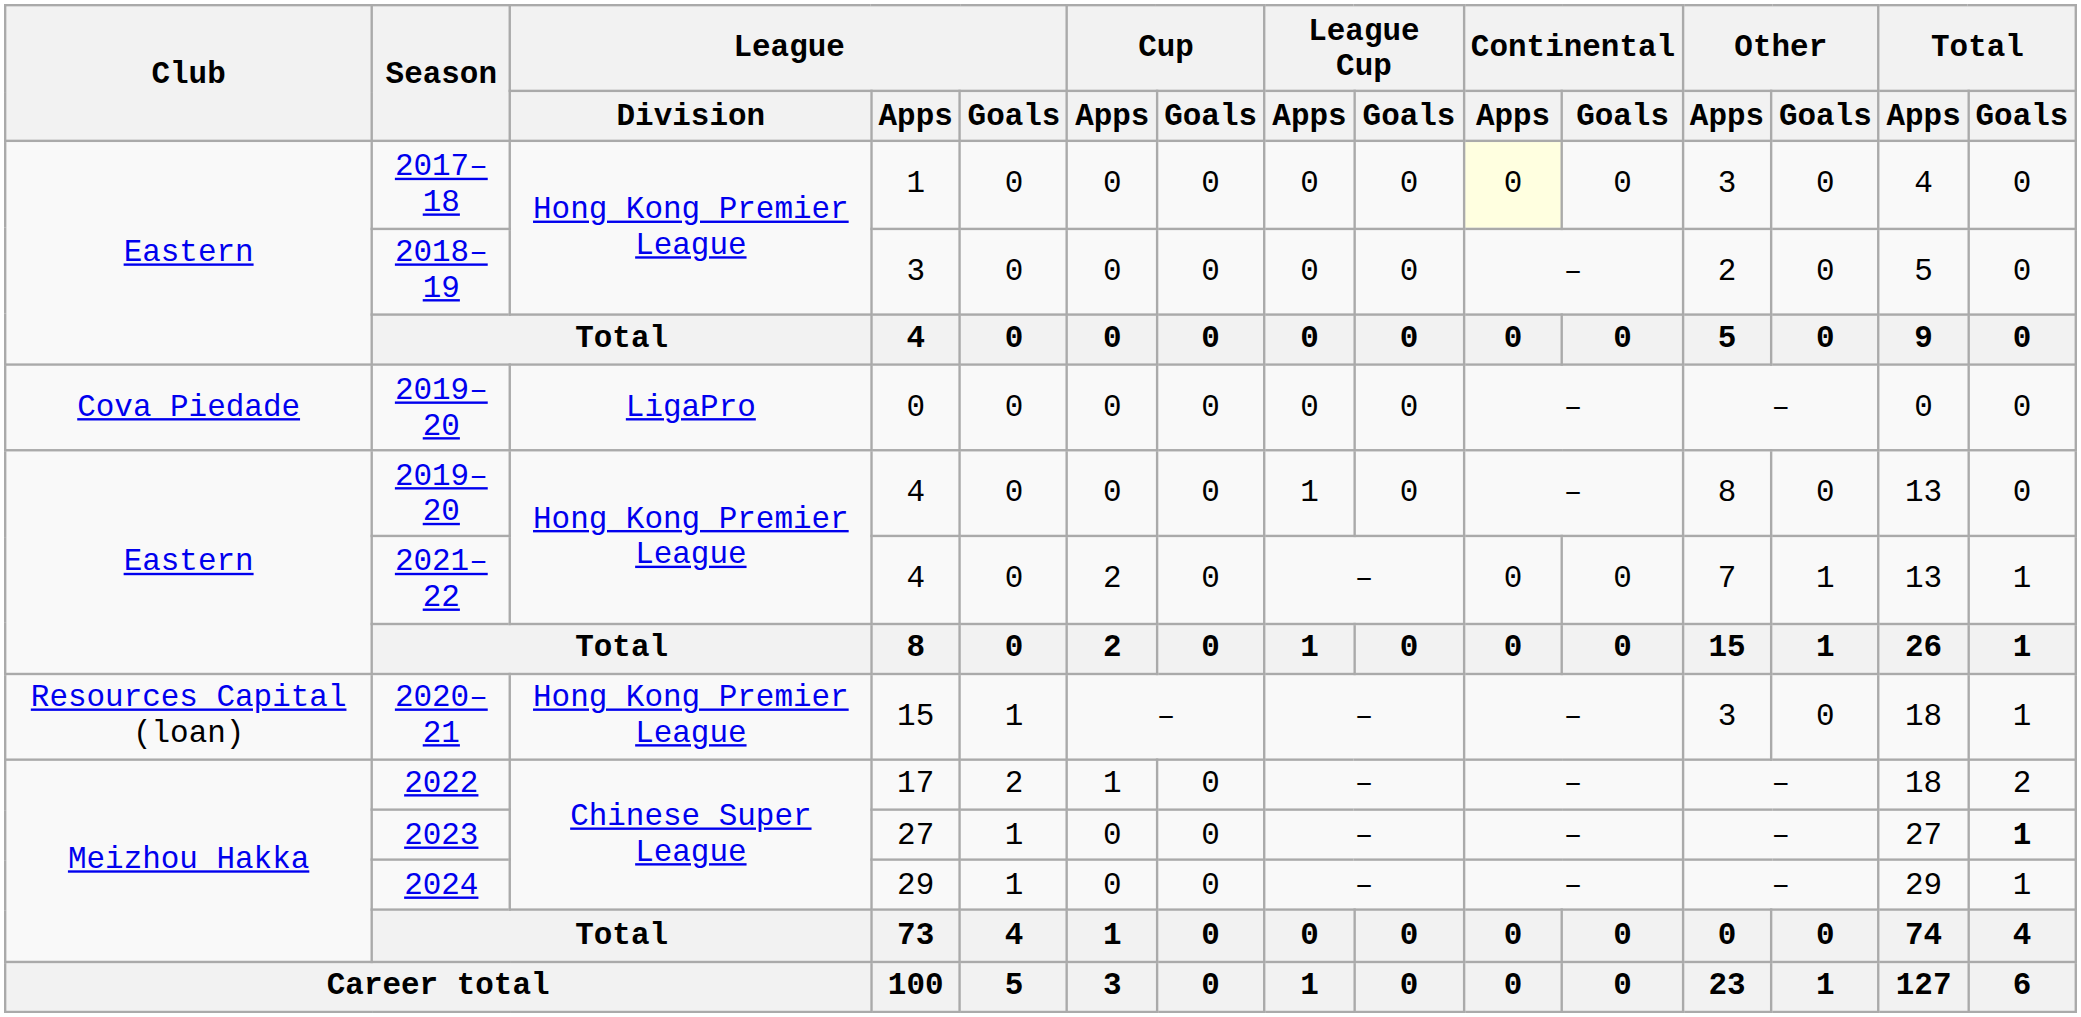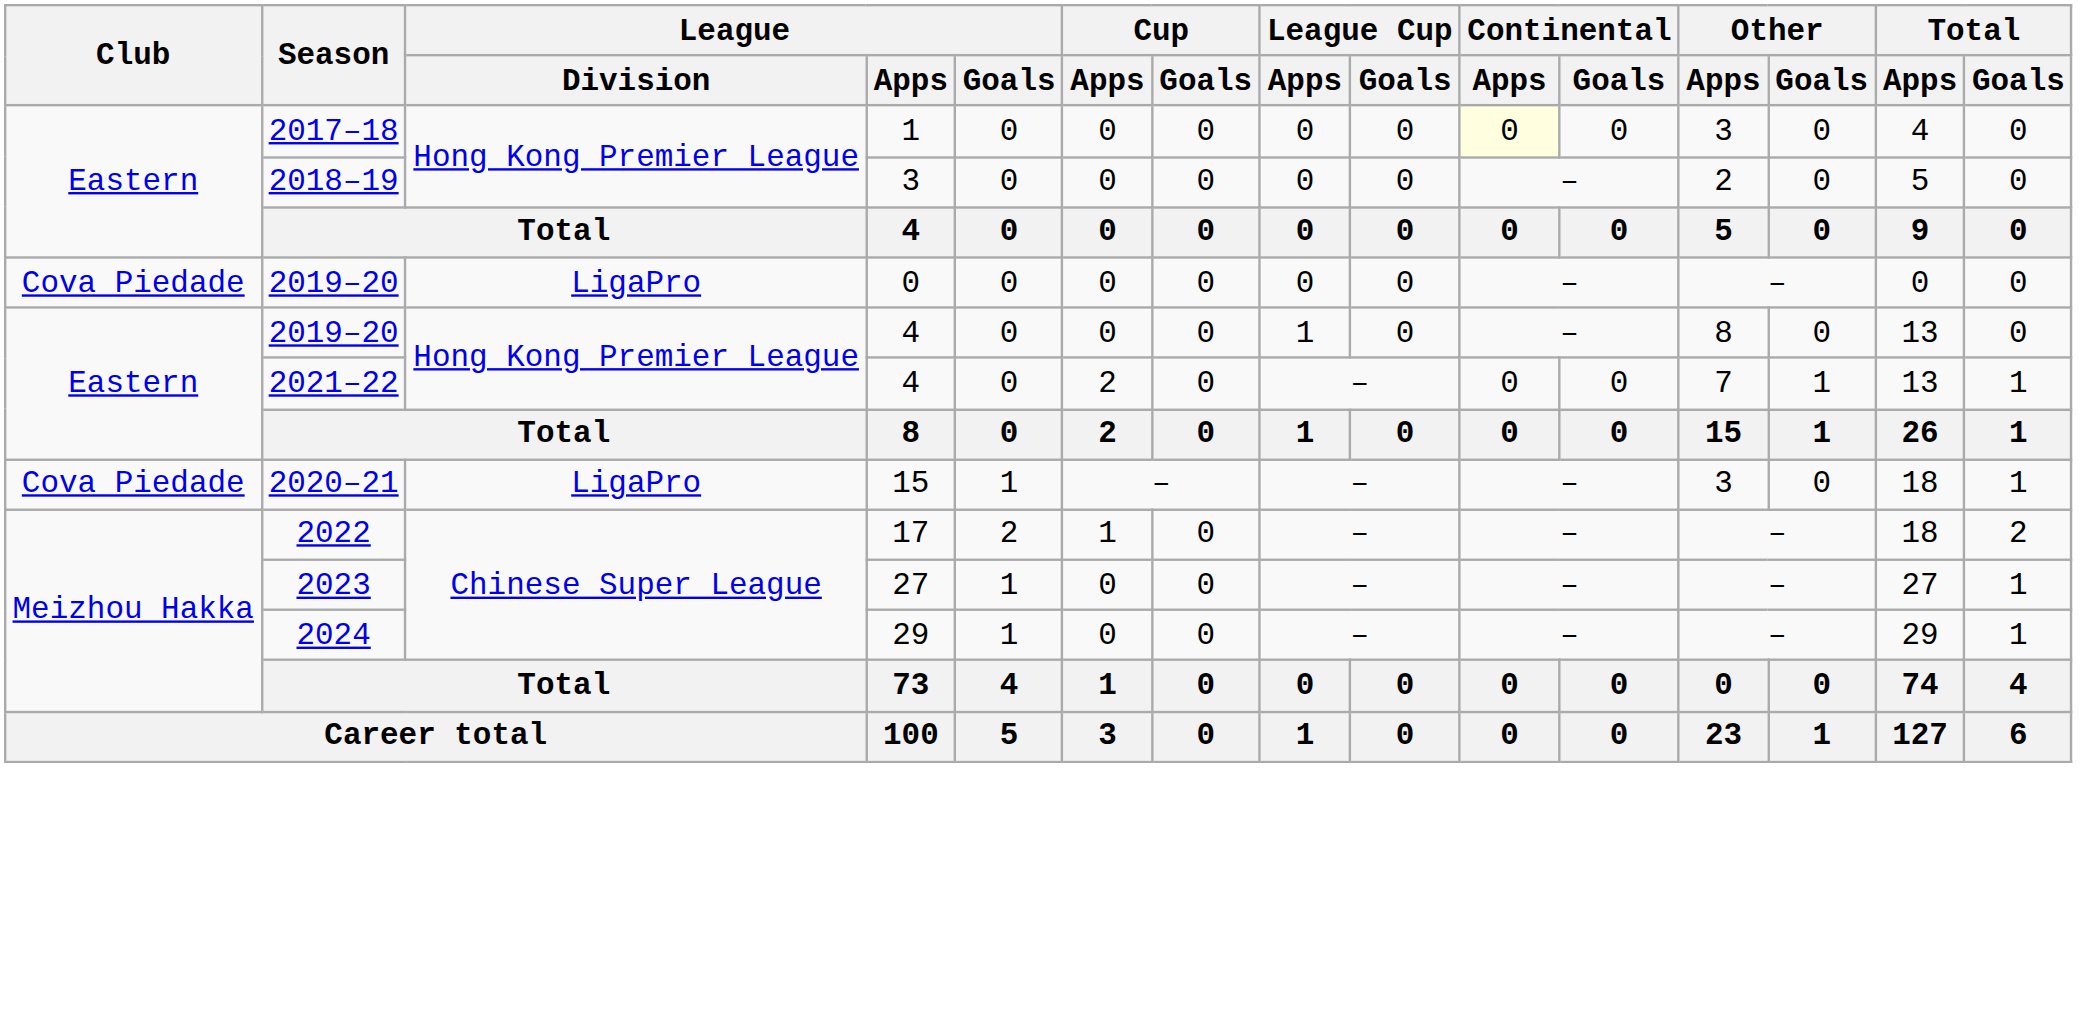(189, 716) Resources Capital (loan) -> (133, 484) Cova Piedade
(691, 716) Hong Kong Premier League -> (636, 484) LigaPro
(2022, 835) bold -> (2018, 585) normal
